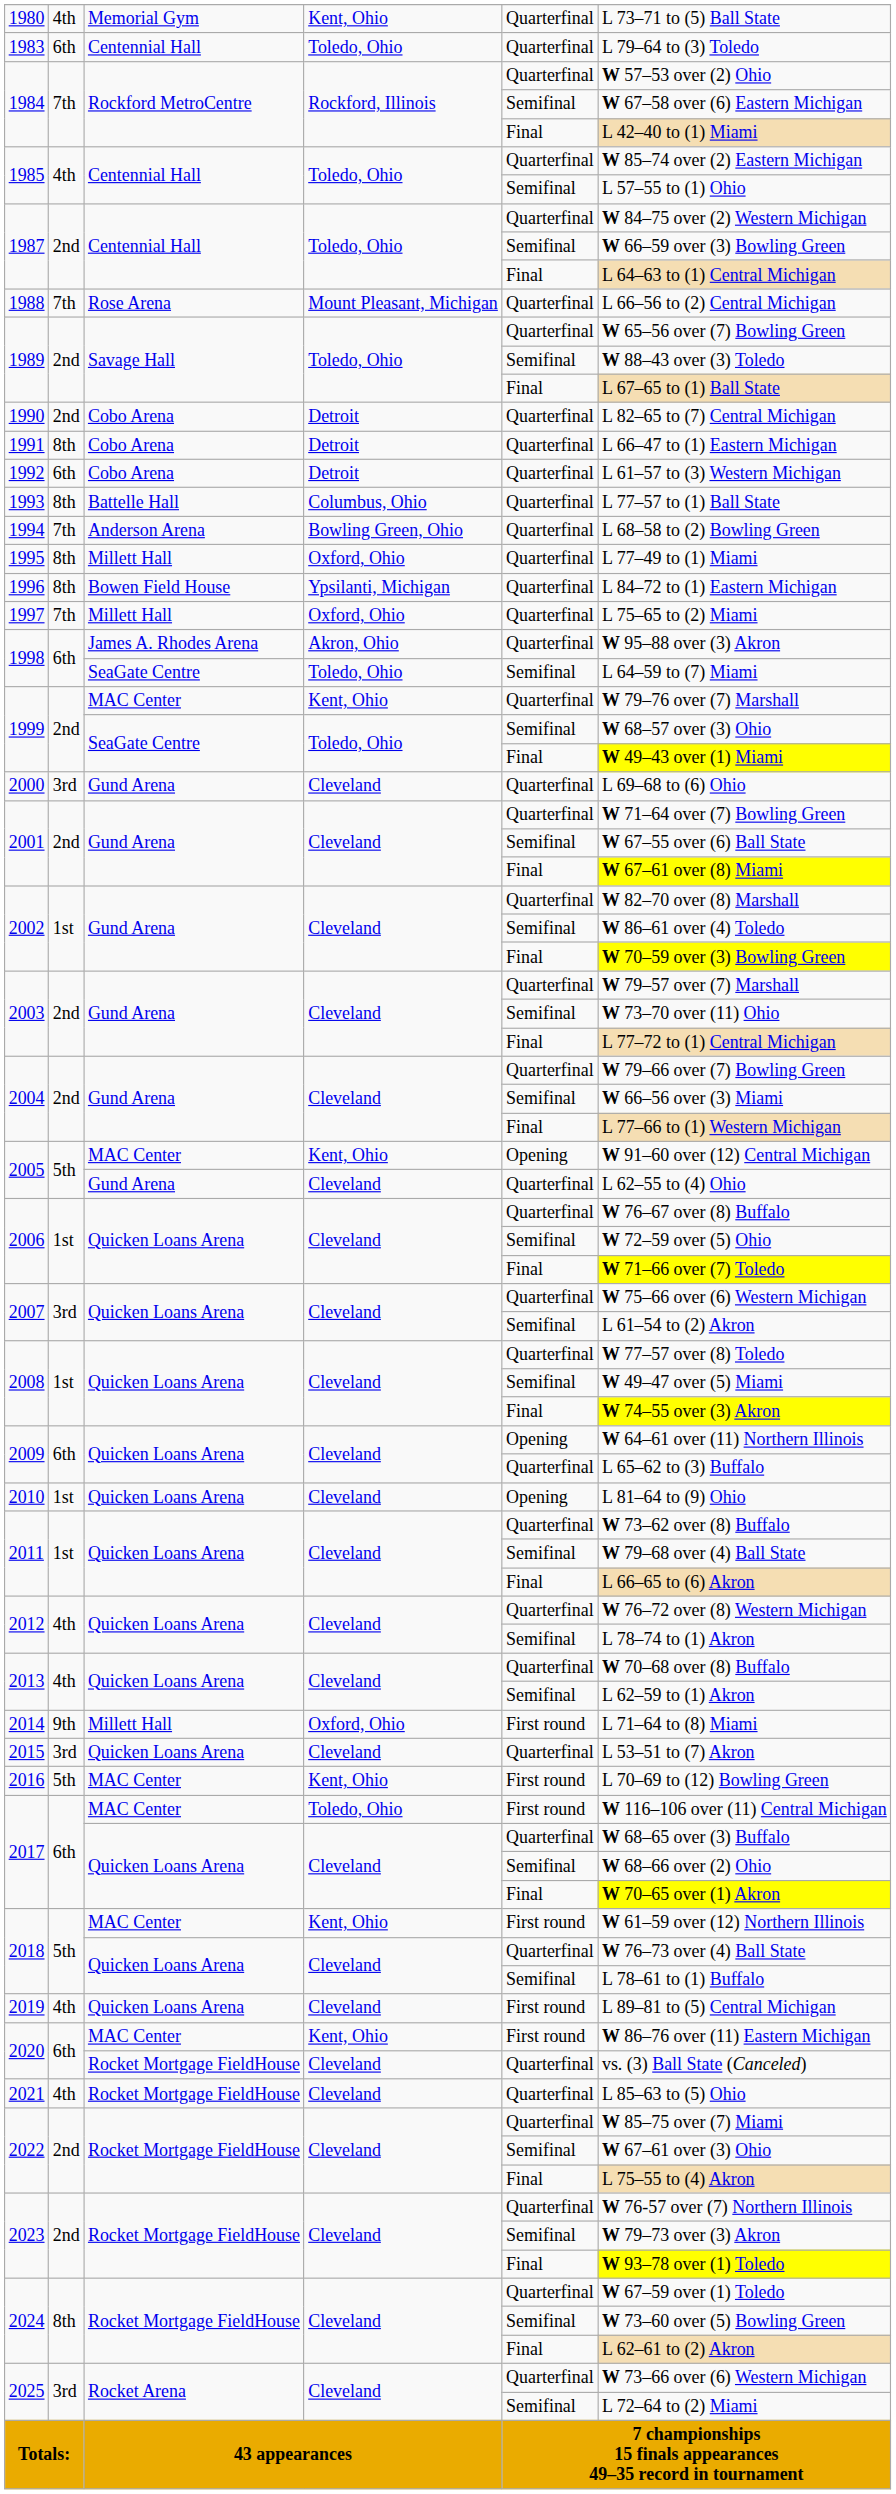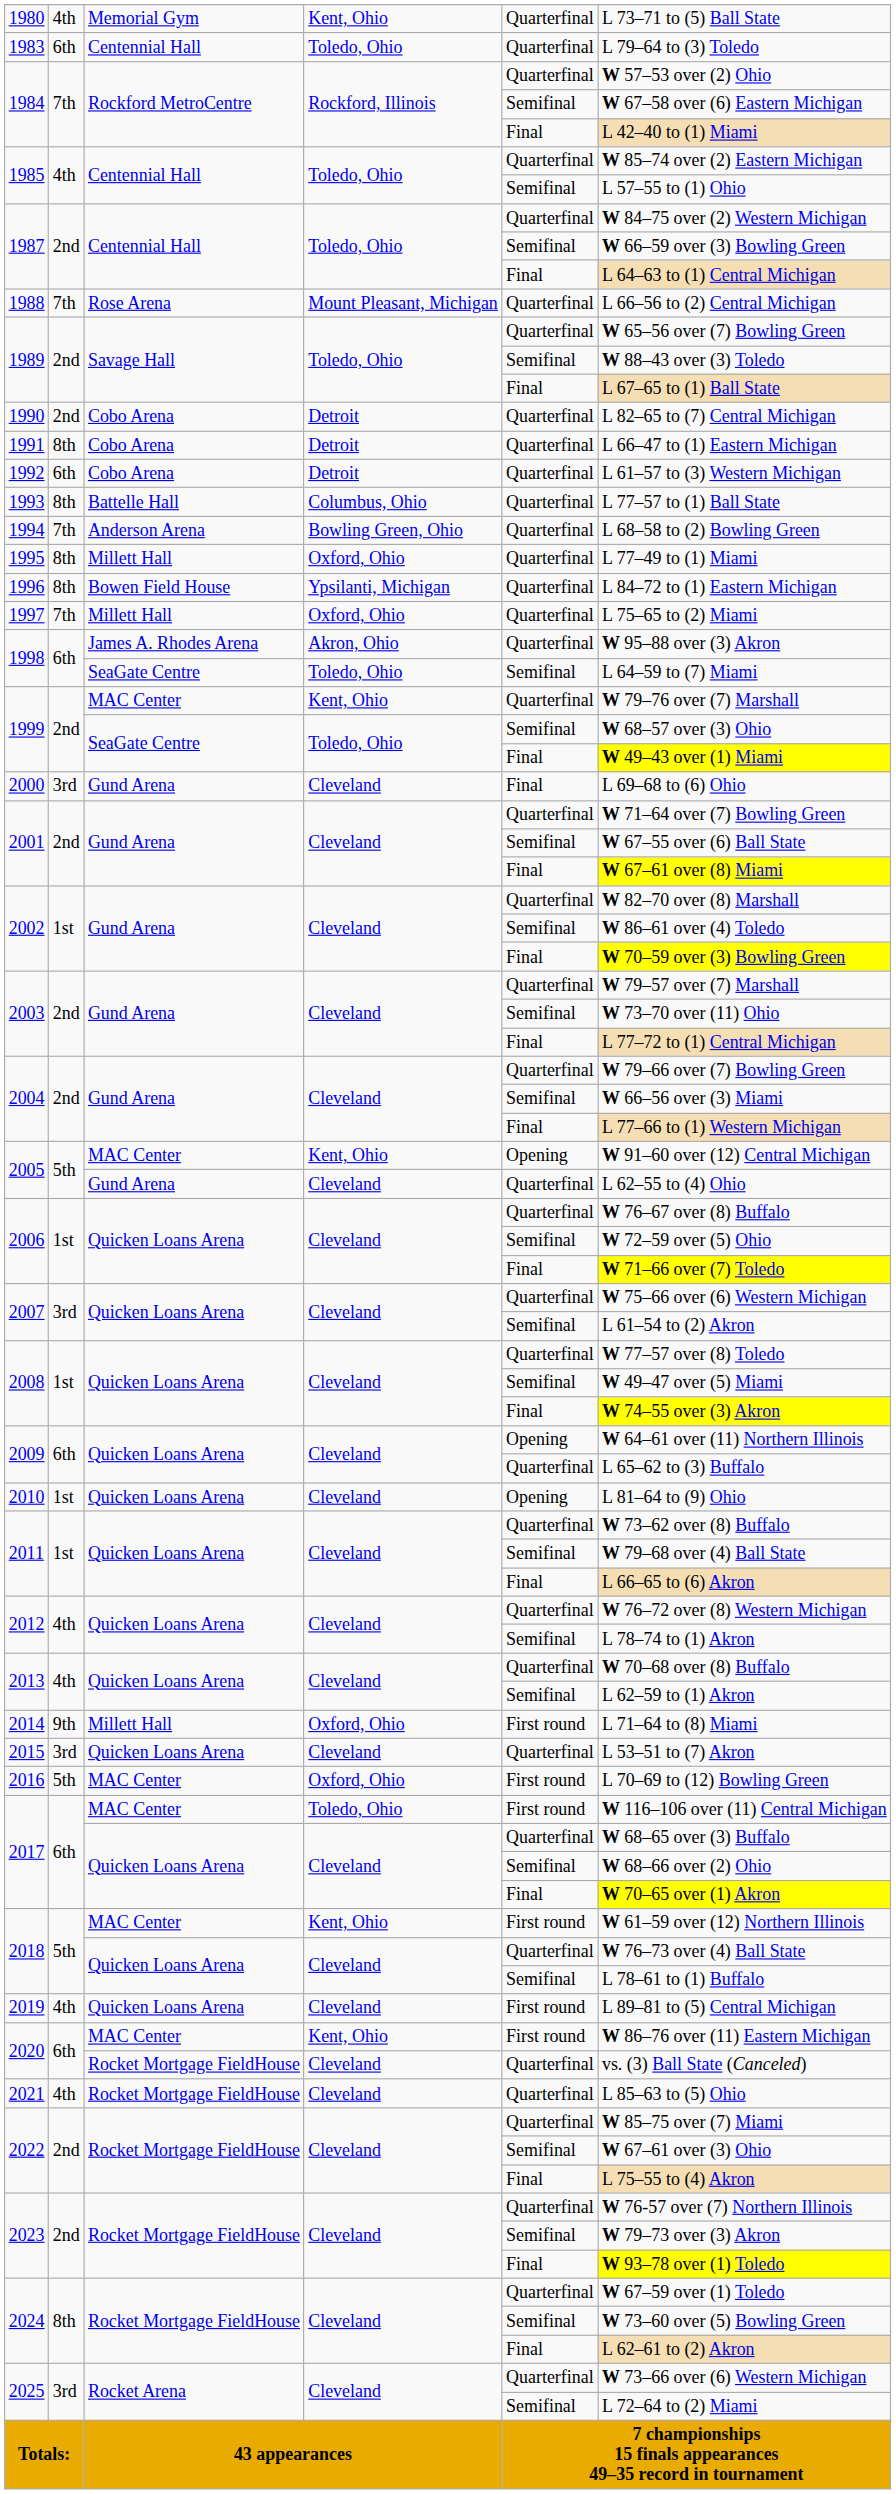(550, 786) Quarterfinal -> (525, 786) Final
(348, 1780) Kent, Ohio -> (356, 1780) Oxford, Ohio
